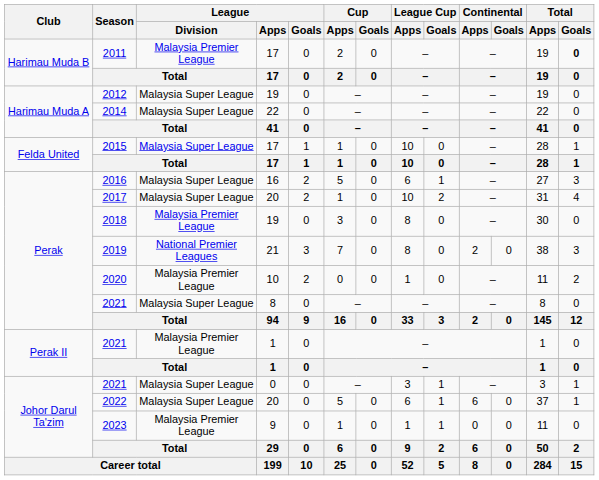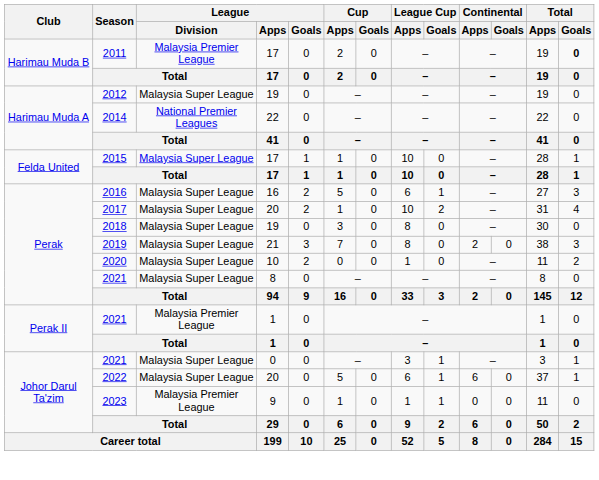(196, 111) Malaysia Super League -> (196, 117) National Premier Leagues
(196, 221) Malaysia Premier League -> (196, 227) Malaysia Super League
(196, 250) National Premier Leagues -> (196, 244) Malaysia Super League
(196, 280) Malaysia Premier League -> (196, 261) Malaysia Super League
